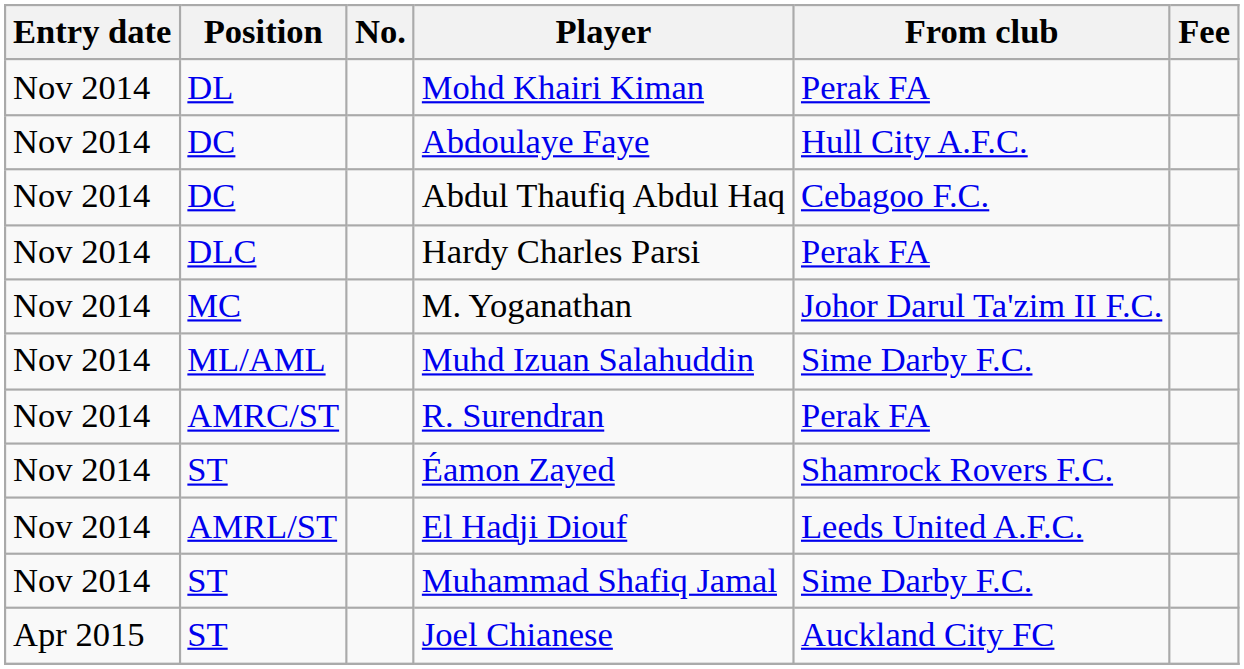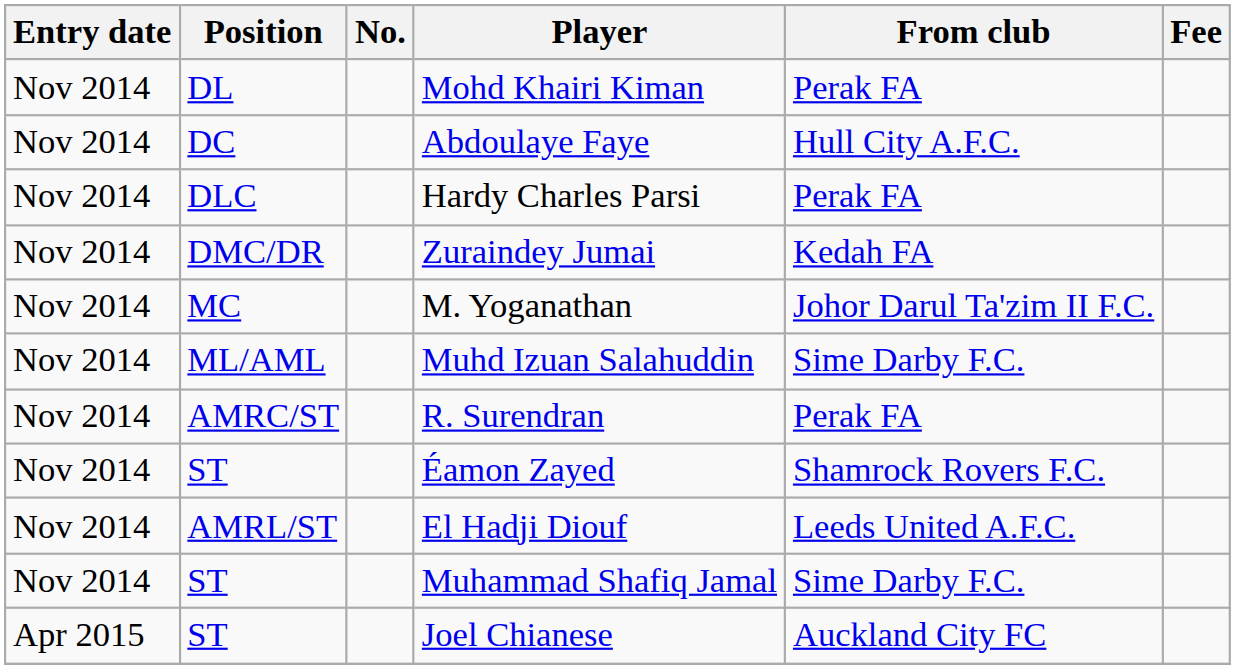- row: (603, 196)
+ row: (538, 251)
